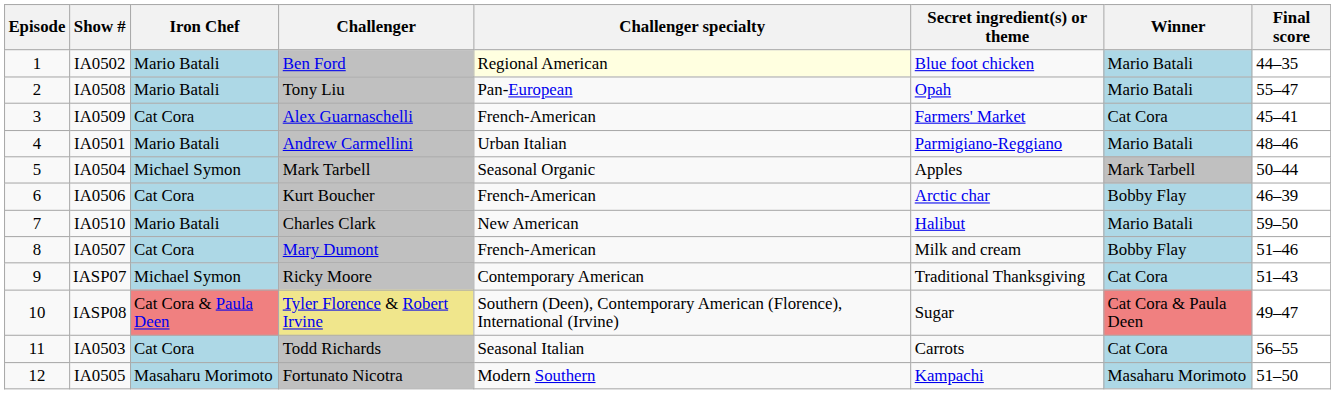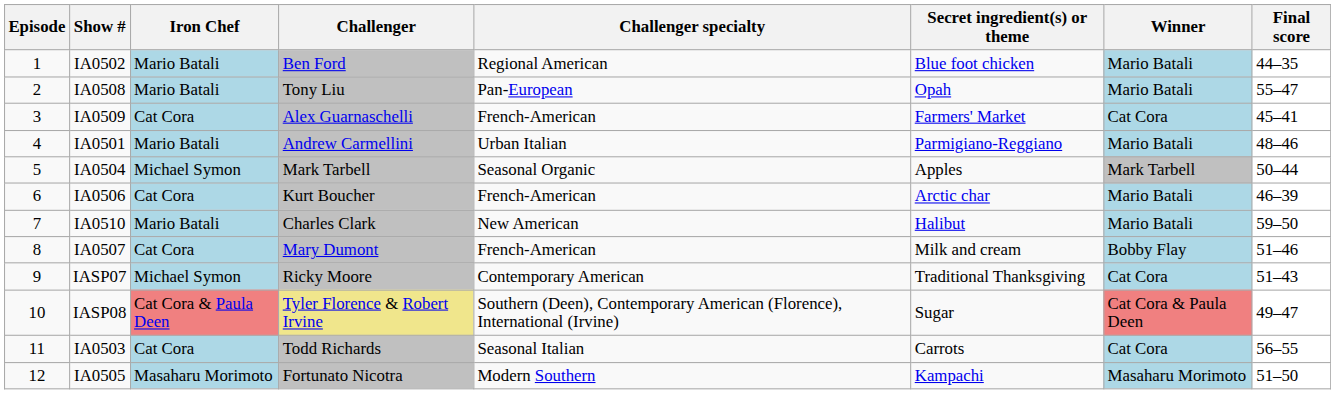(543, 63) lightyellow background -> (543, 63) no background
(1147, 196) Bobby Flay -> (1150, 196) Mario Batali
